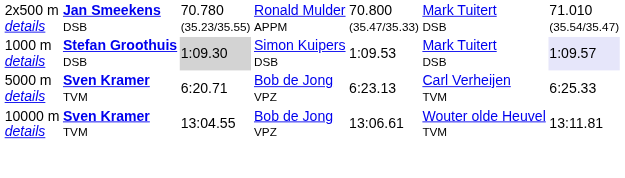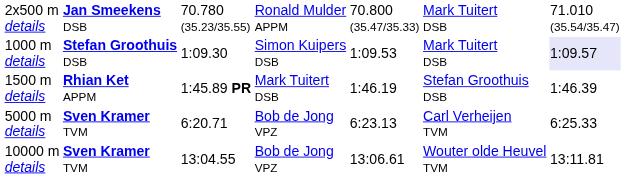(204, 53) lightgrey background -> (204, 53) no background
+ row: (28, 88)
